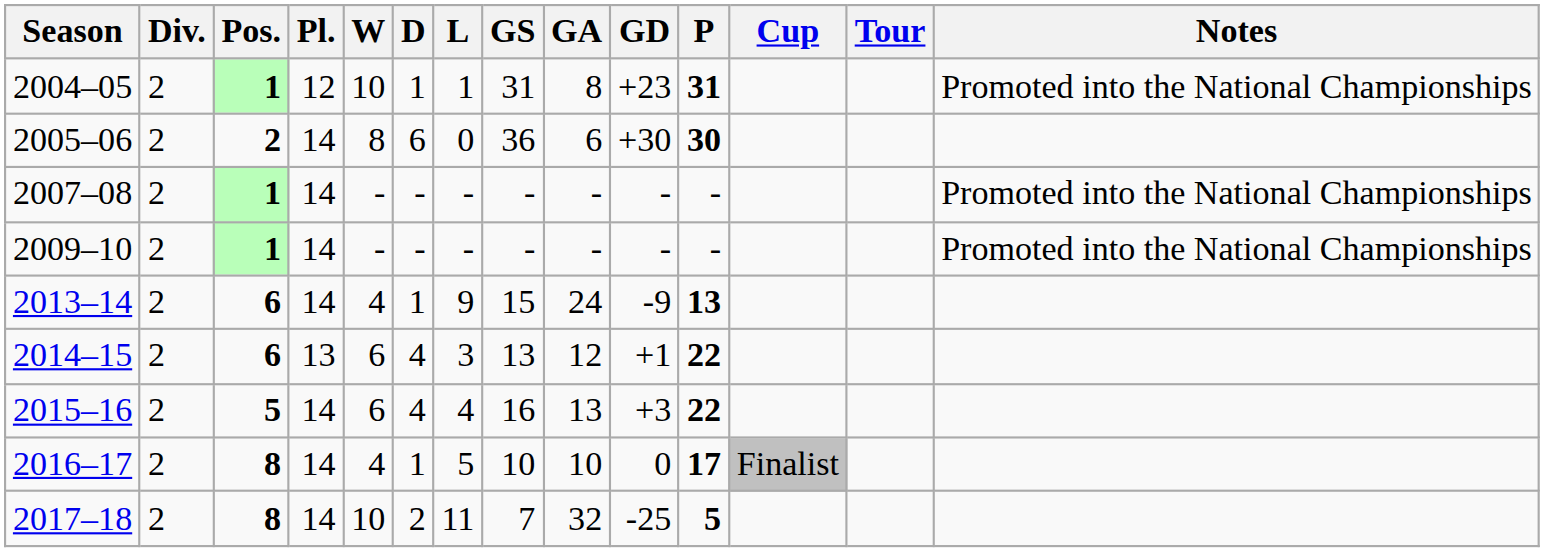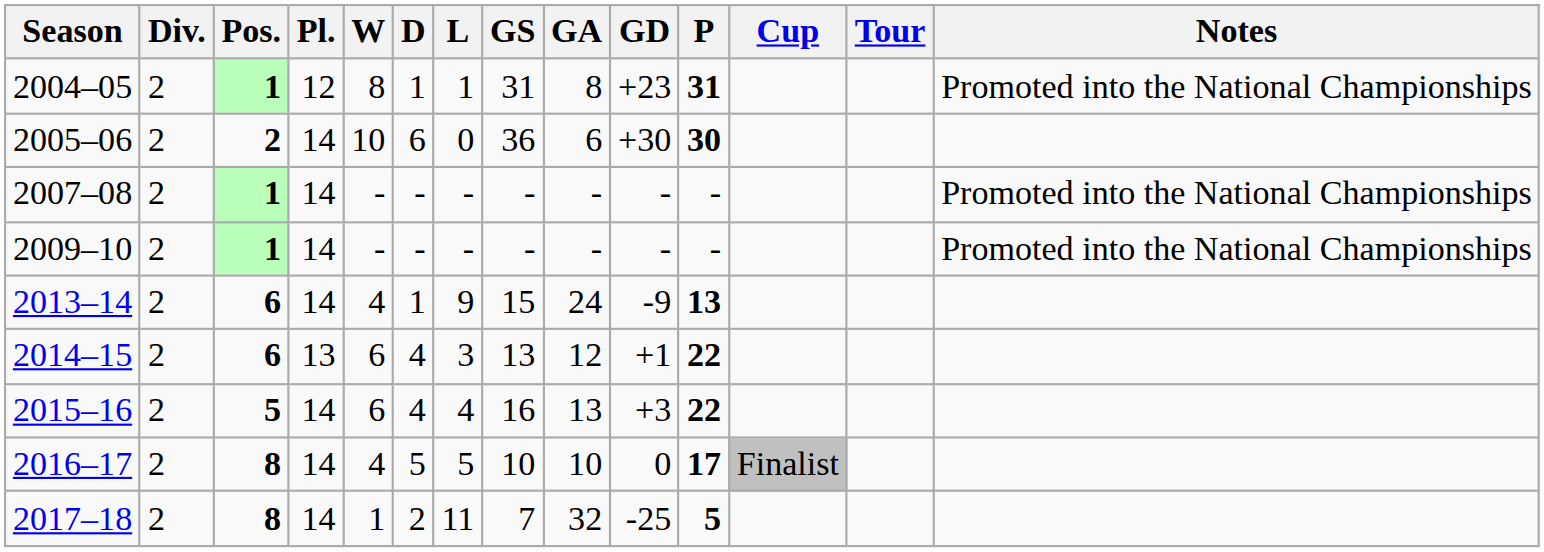(368, 85) 10 -> (377, 85) 8
(377, 139) 8 -> (368, 139) 10
(417, 463) 1 -> (417, 463) 5
(368, 517) 10 -> (377, 517) 1
